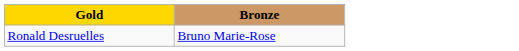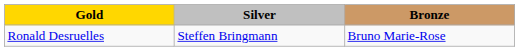+ column: (259, 14)
